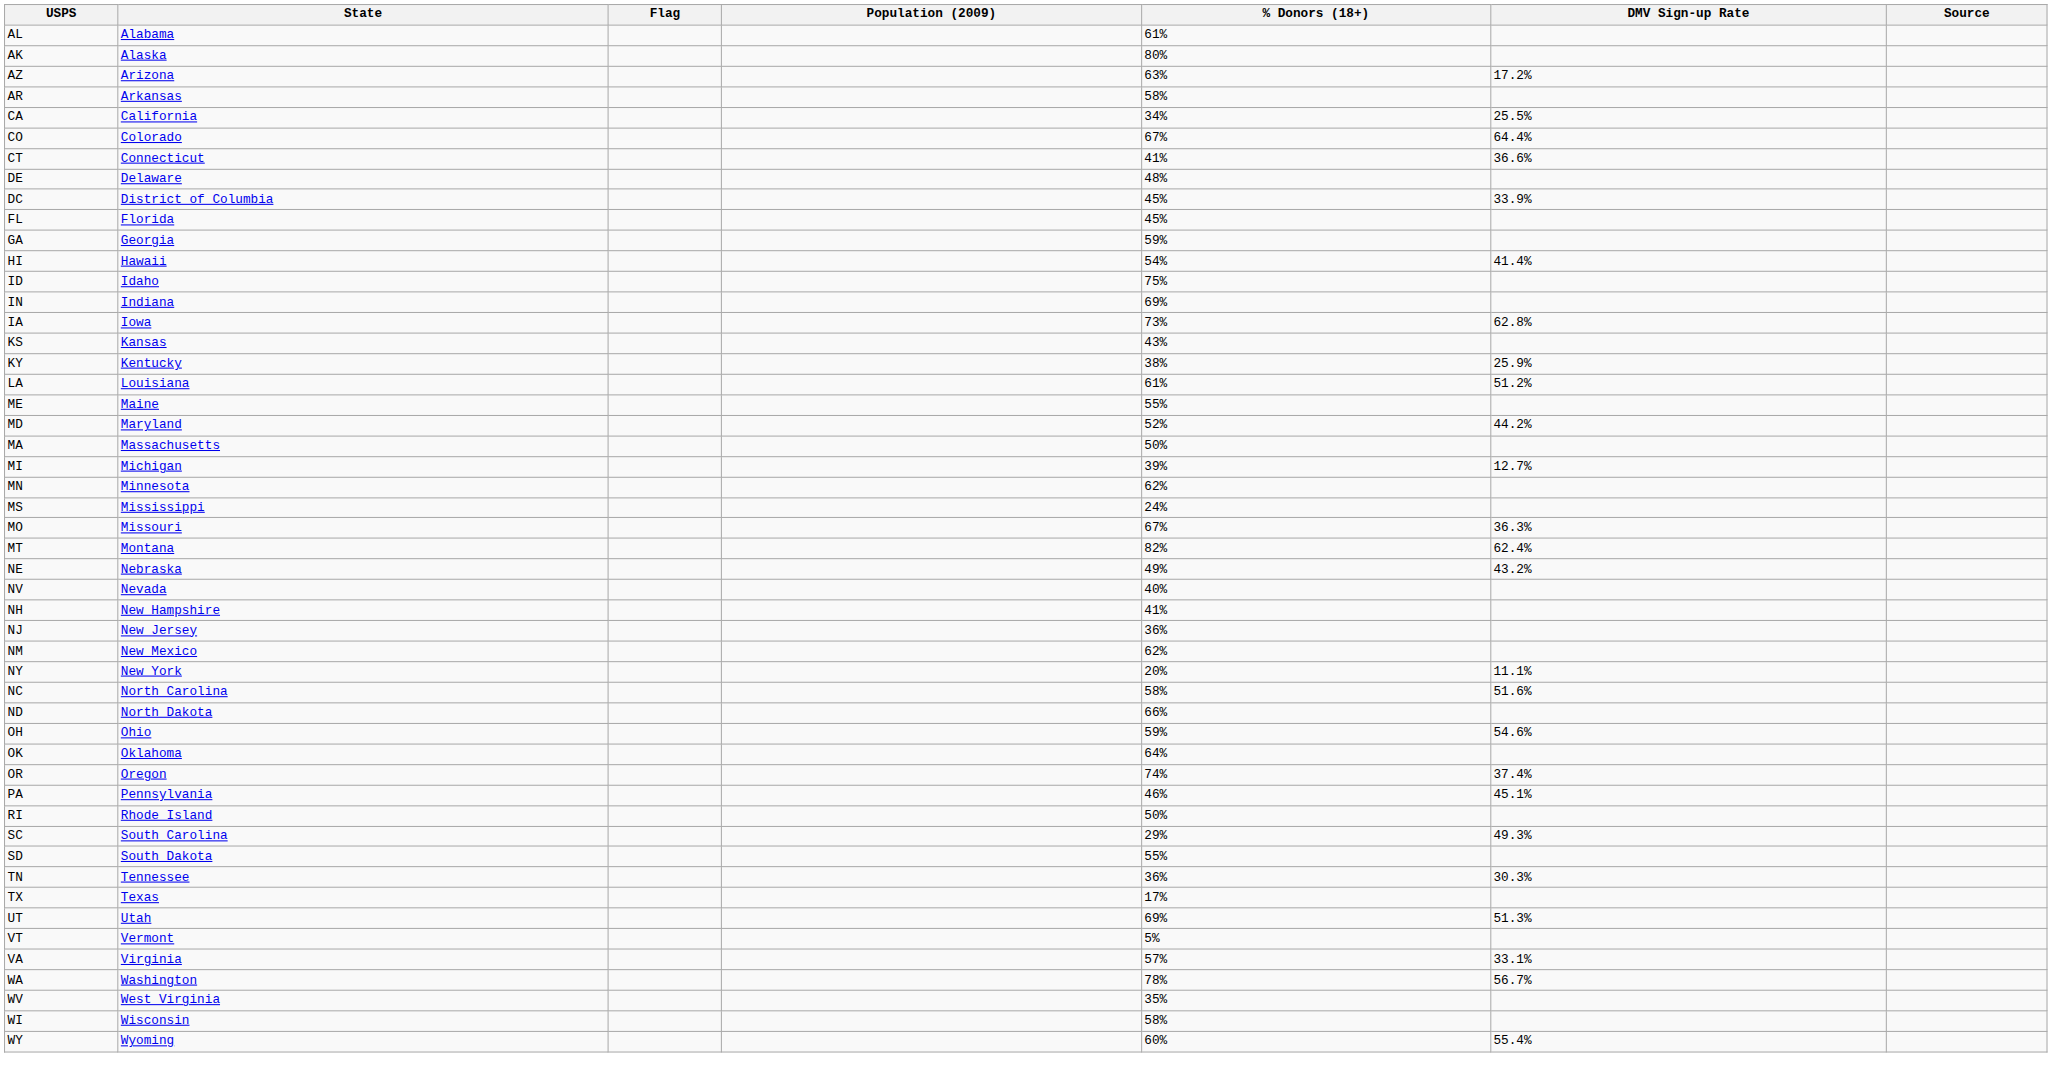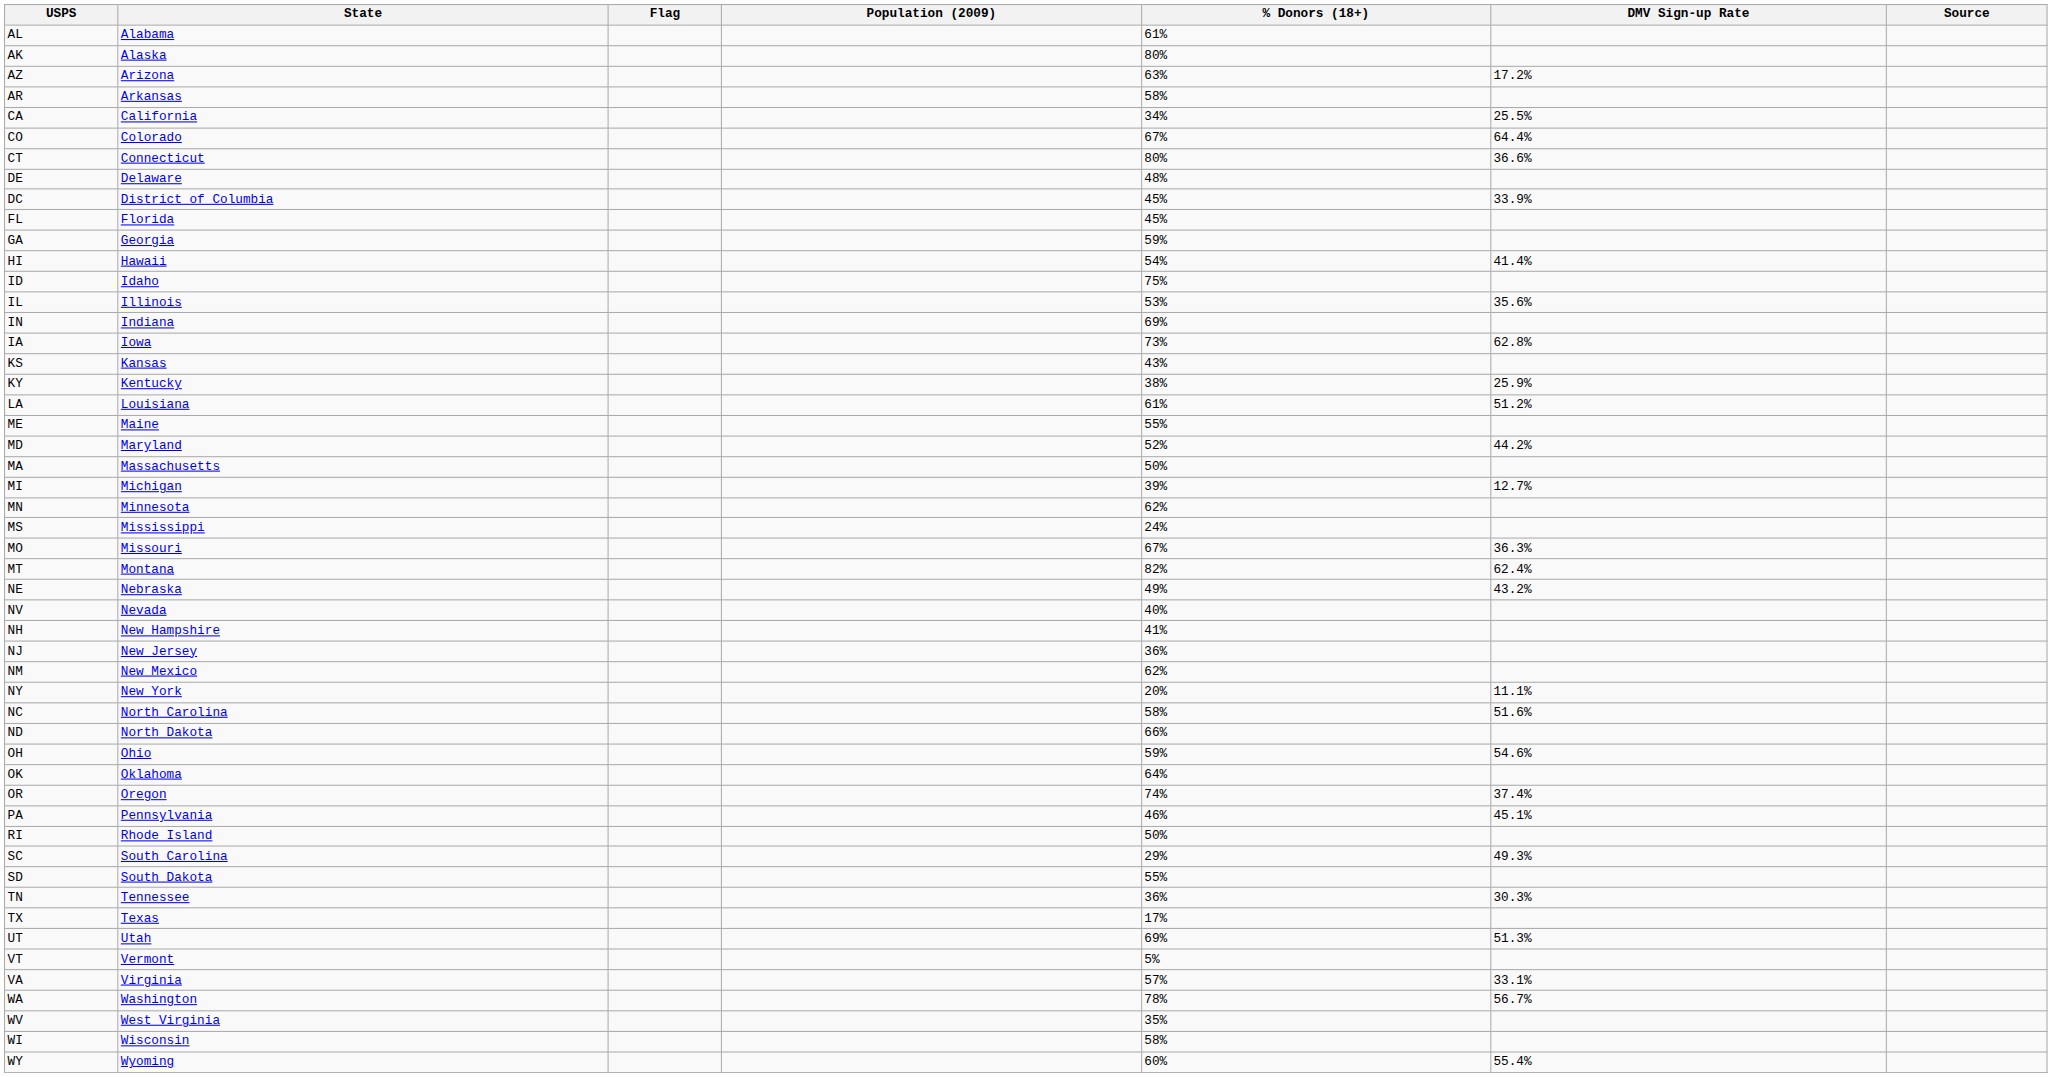(1156, 159) 41% -> (1156, 159) 80%
+ row: (15, 303)
